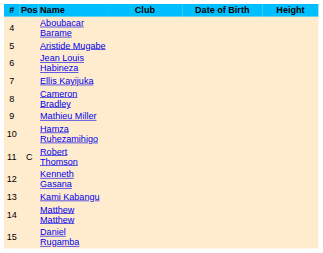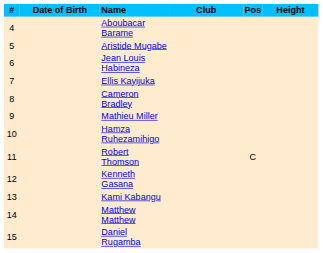columns swapped: (29, 10) <-> (222, 10)
